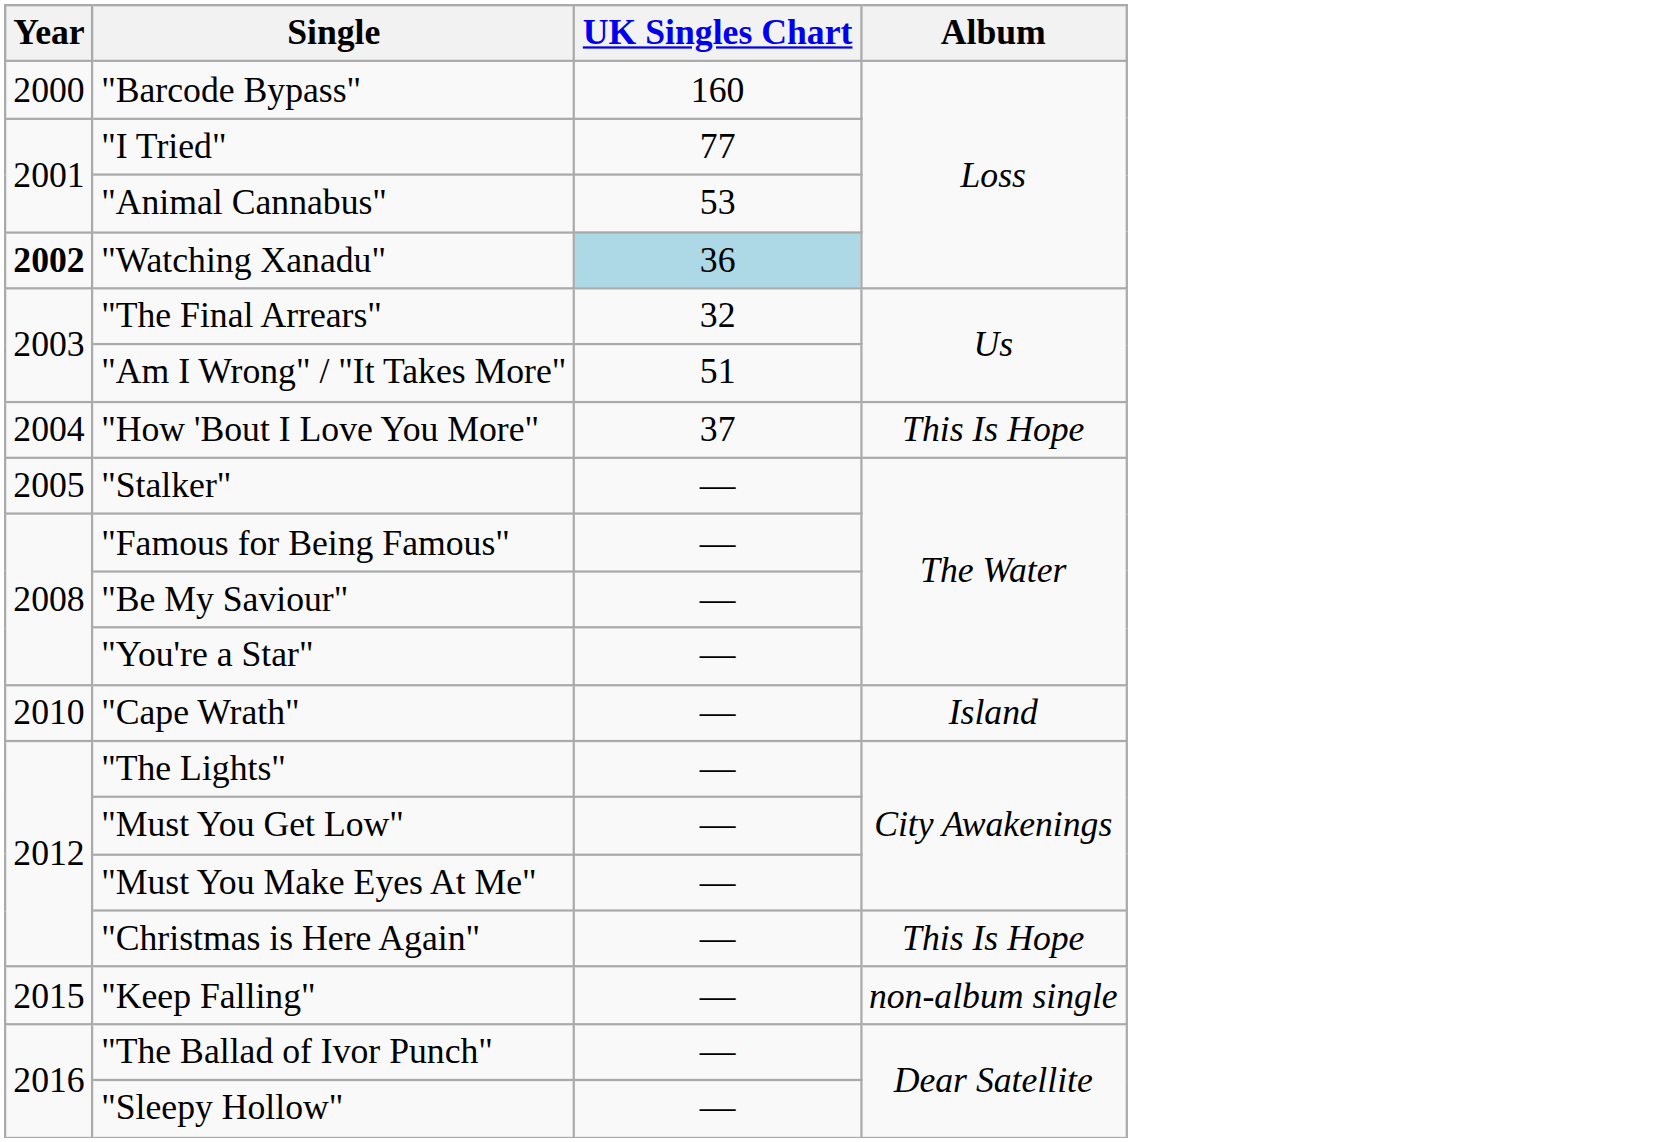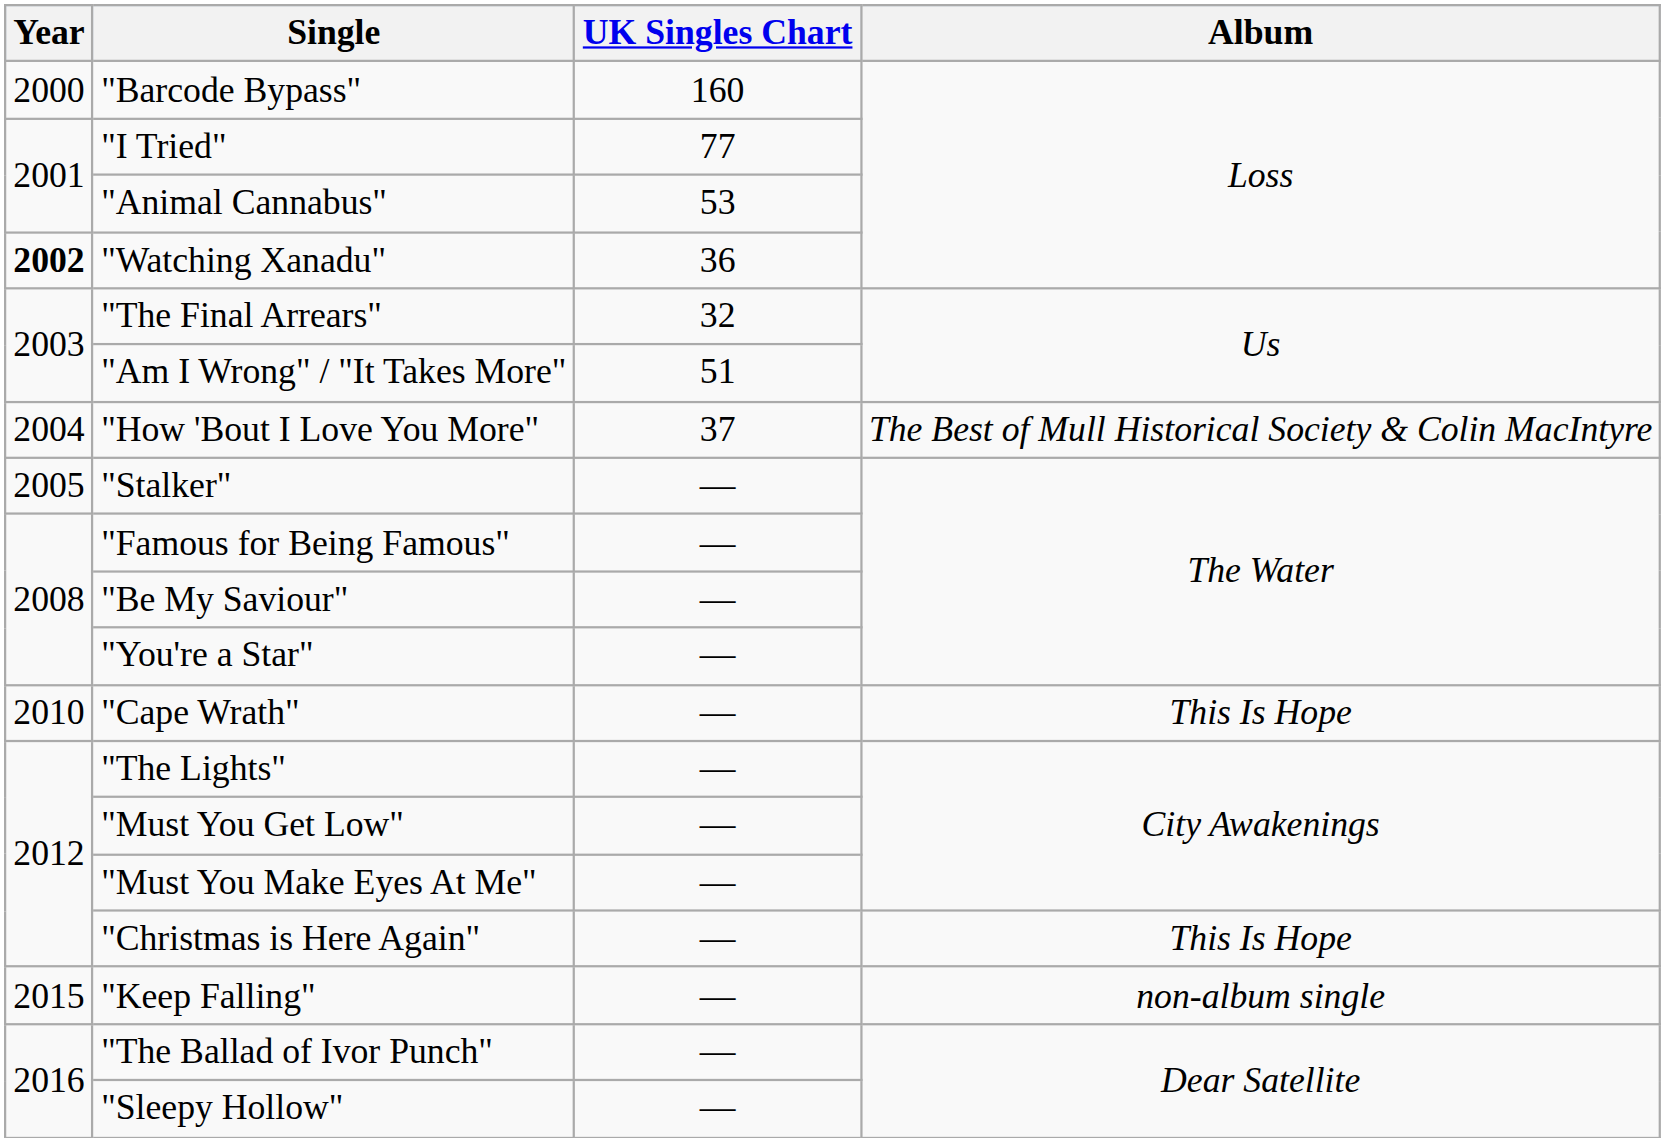(718, 259) lightblue background -> (718, 259) no background
(993, 428) This Is Hope -> (1261, 428) The Best of Mull Historical Society & Colin MacIntyre
(993, 711) Island -> (1261, 711) This Is Hope
